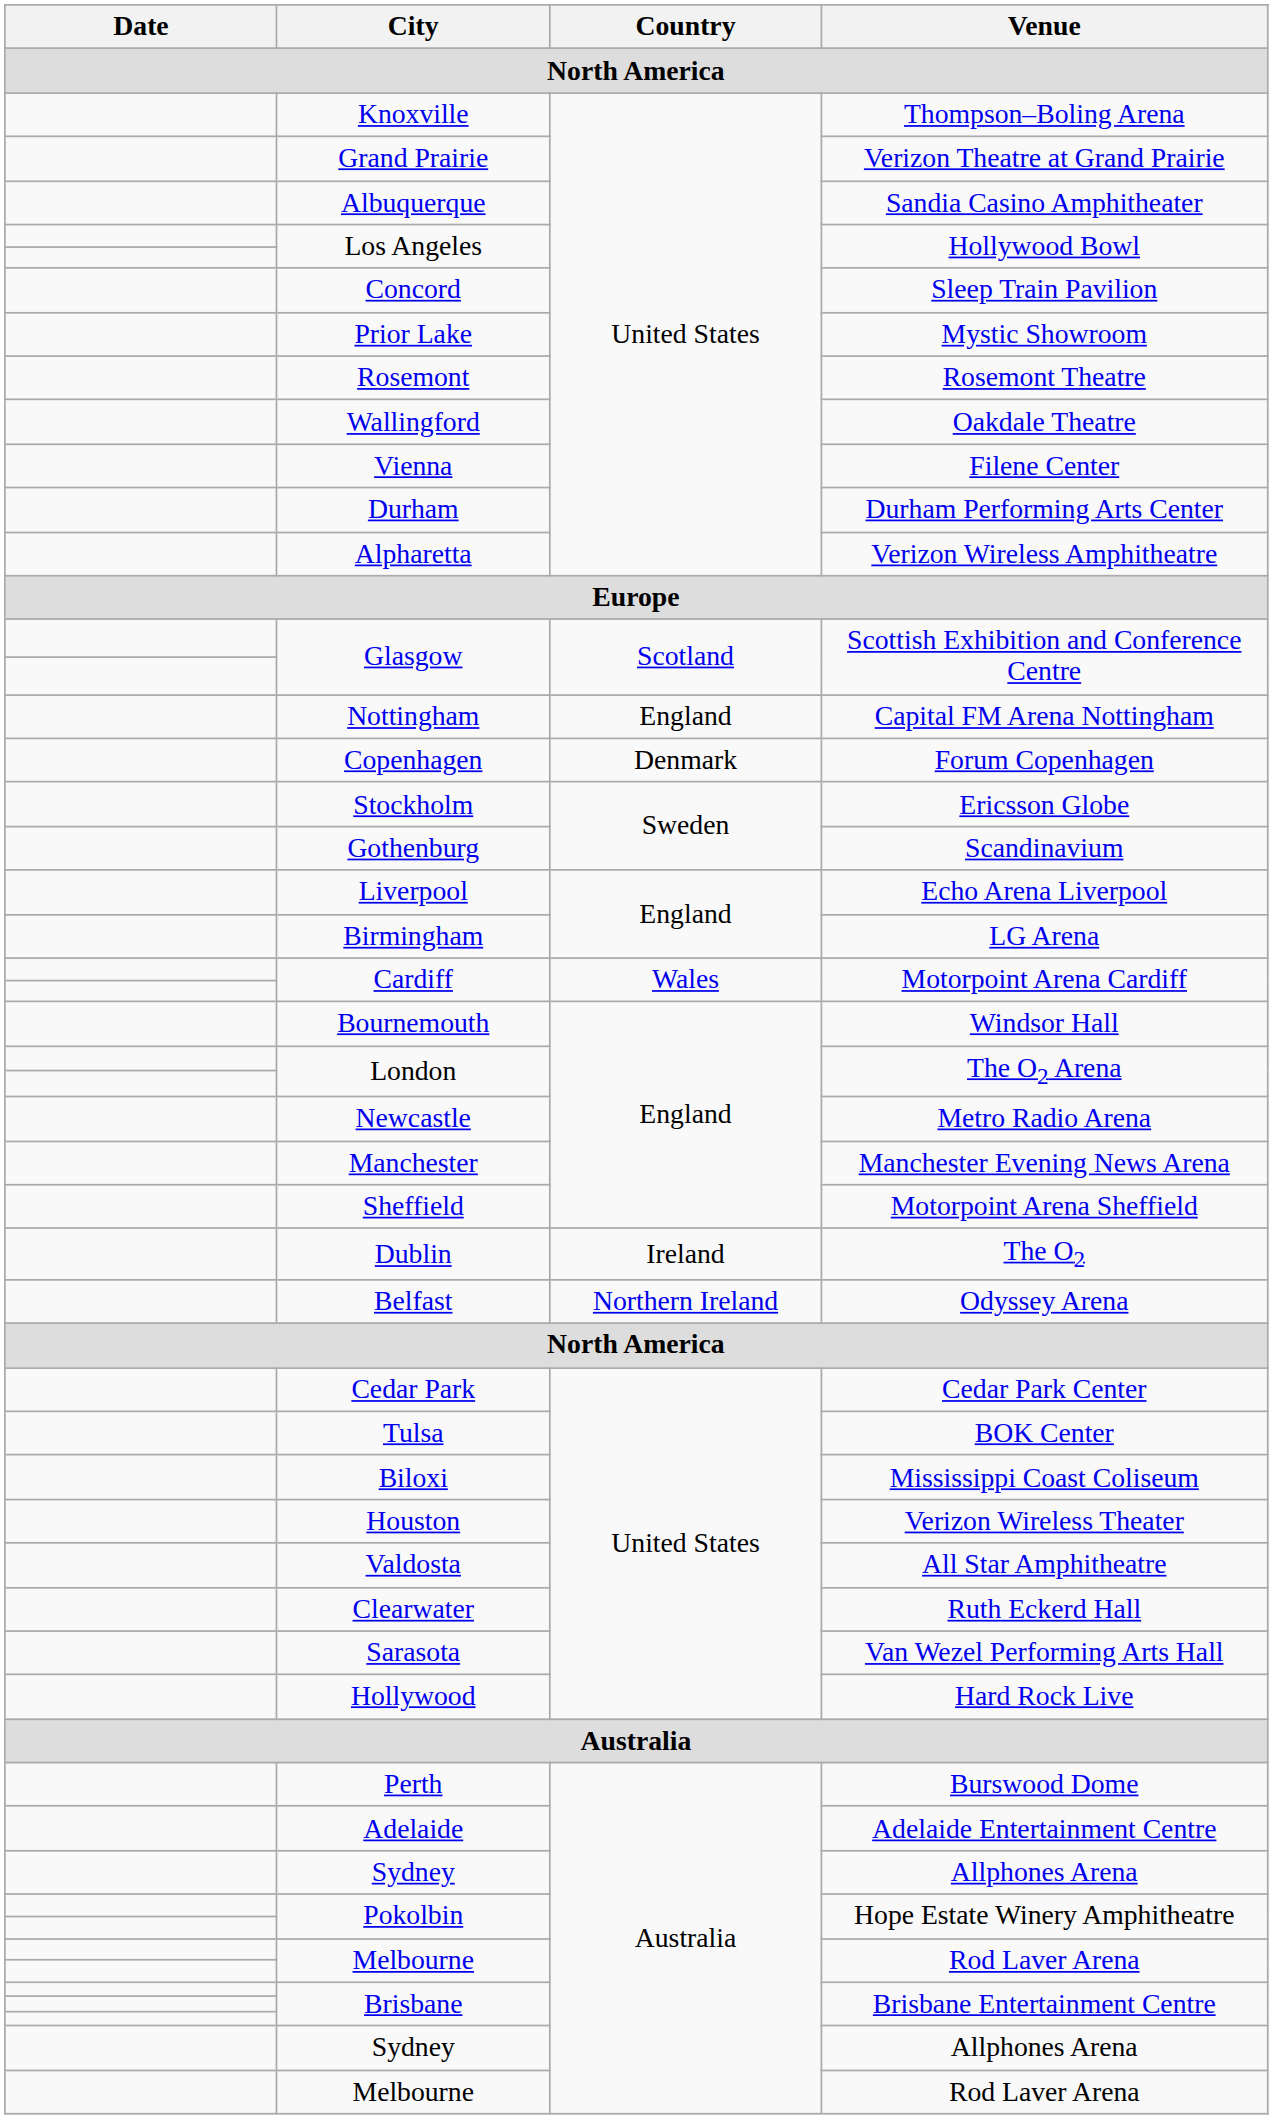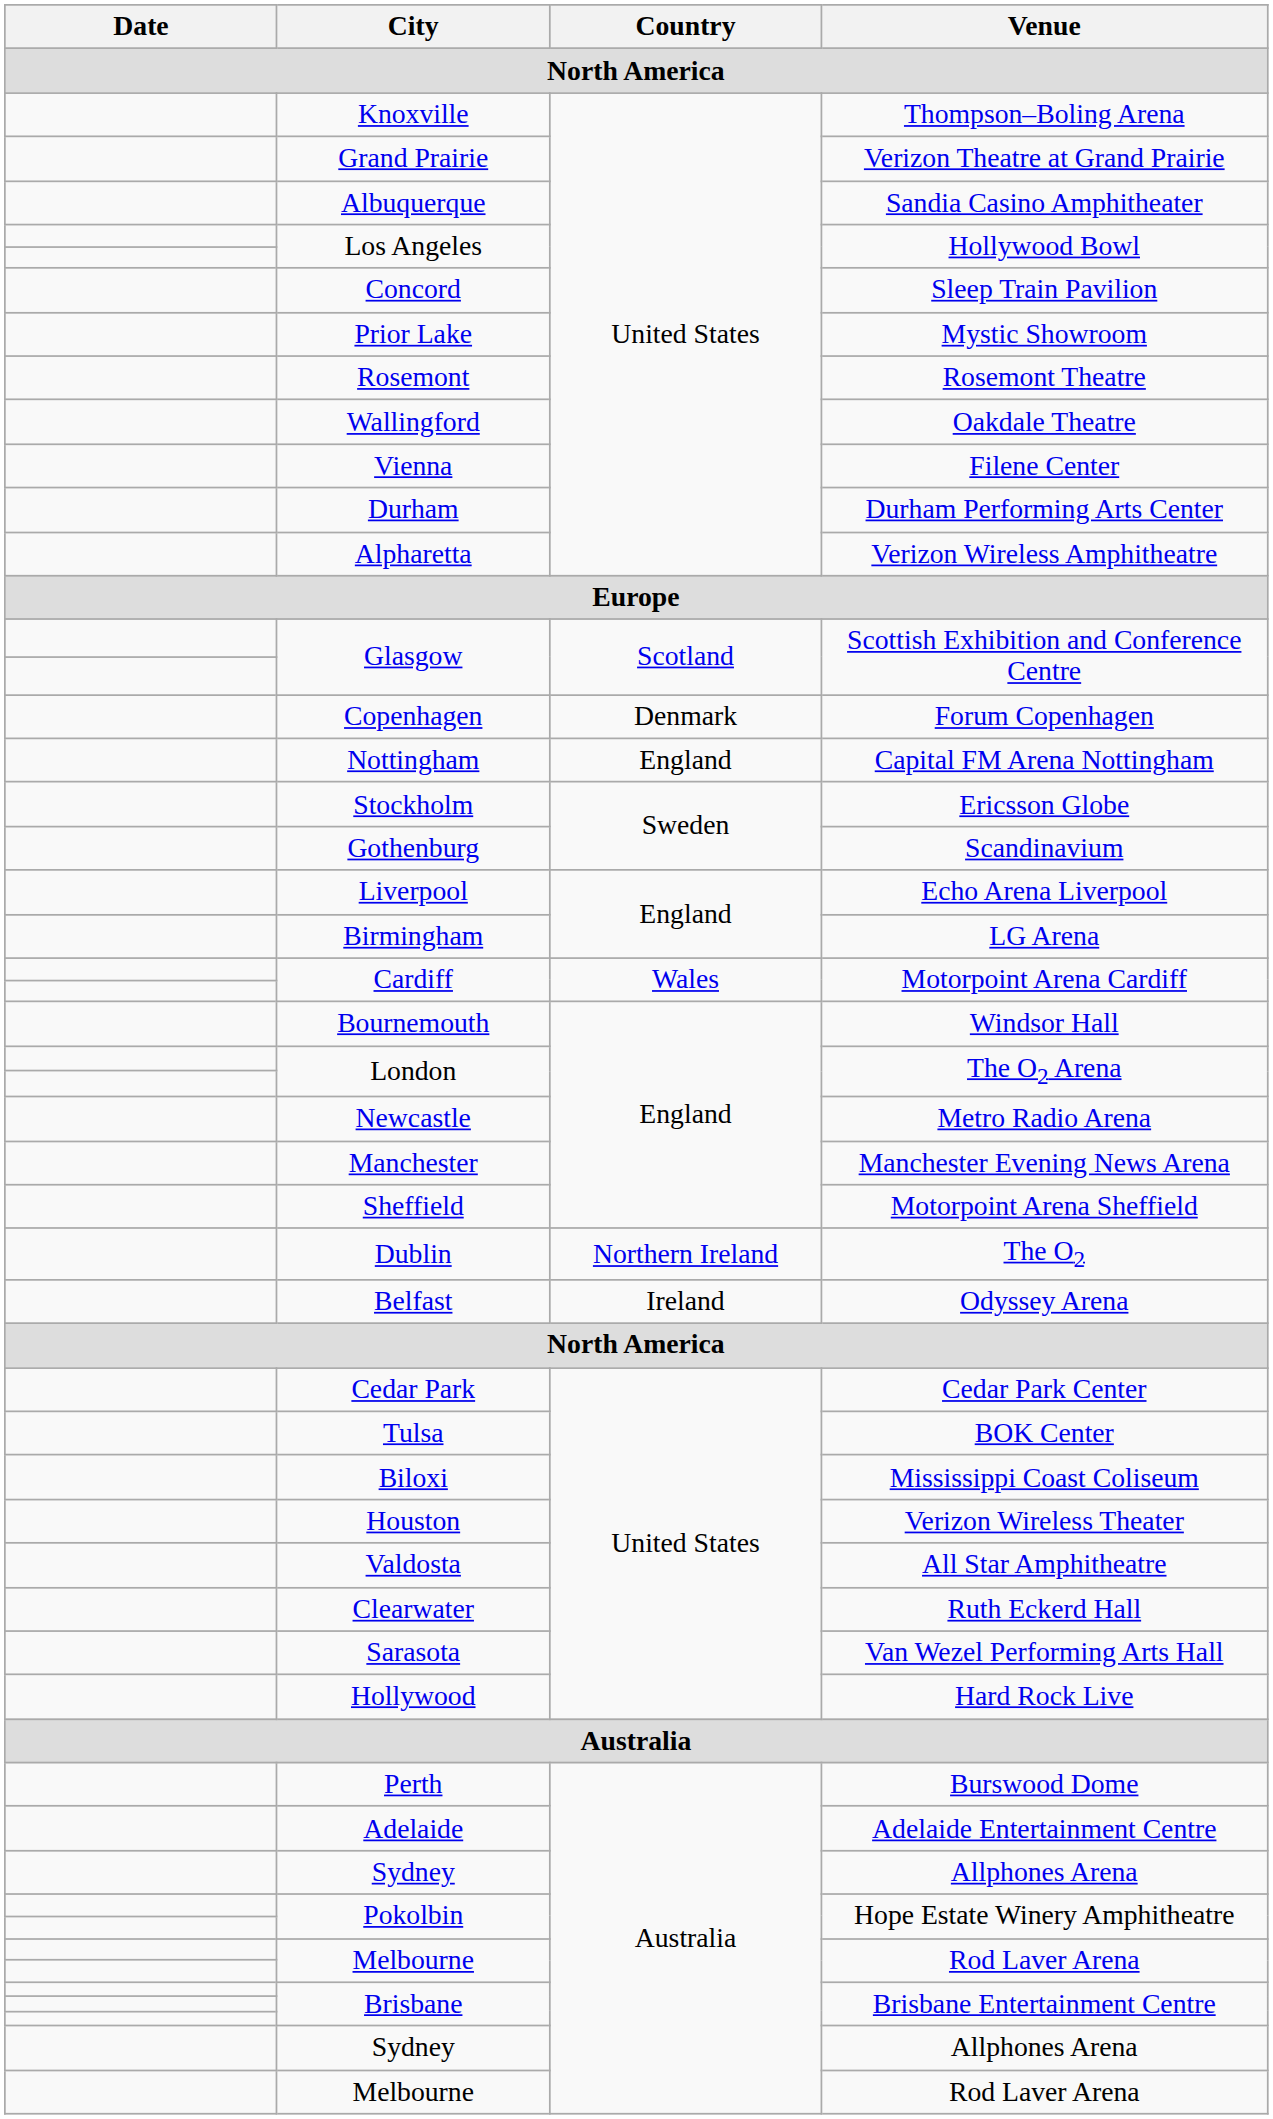rows swapped: (413, 716) <-> (413, 759)
(686, 1253) Ireland -> (686, 1253) Northern Ireland
(686, 1301) Northern Ireland -> (686, 1301) Ireland
